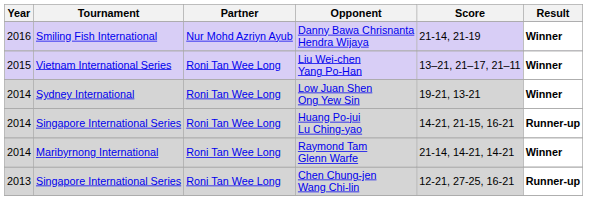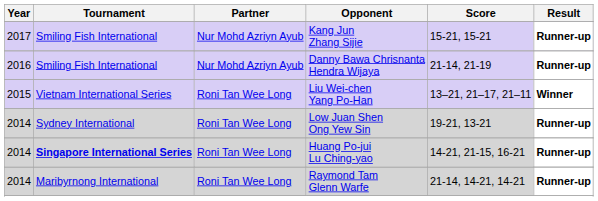+ row: (336, 36)
(544, 36) Winner -> (564, 65) Runner-up
(544, 94) Winner -> (564, 124) Runner-up
(109, 124) normal -> (114, 153) bold
(544, 153) Winner -> (564, 182) Runner-up
- row: (337, 182)
